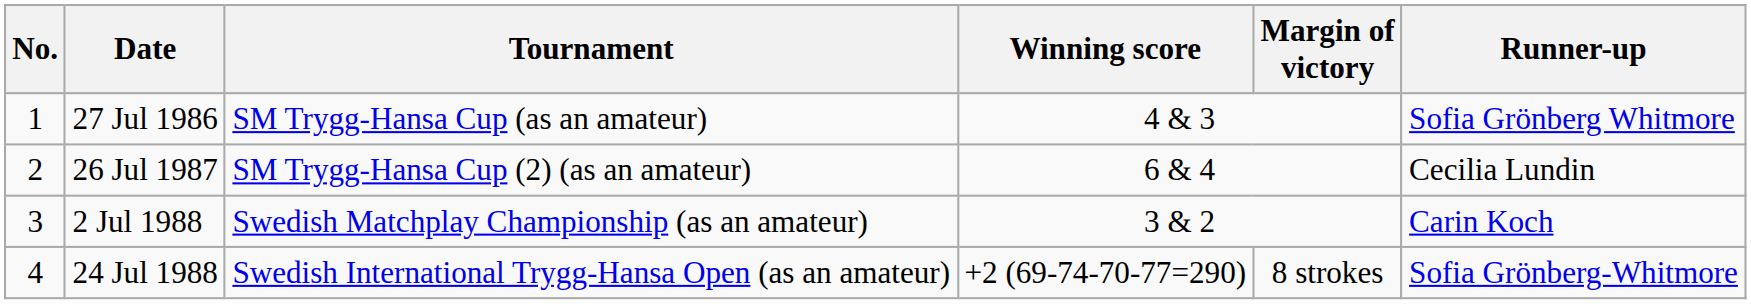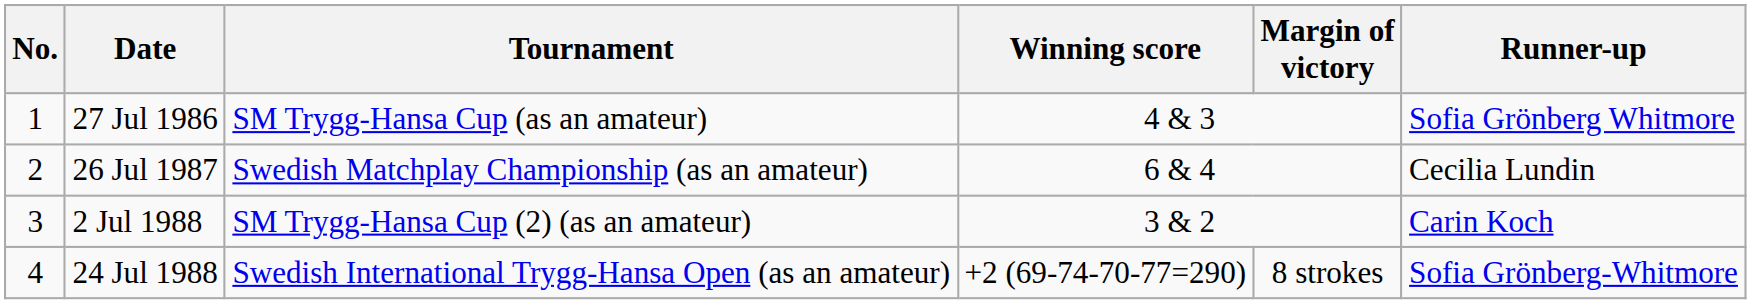(492, 170) SM Trygg-Hansa Cup (2) (as an amateur) -> (550, 170) Swedish Matchplay Championship (as an amateur)
(550, 221) Swedish Matchplay Championship (as an amateur) -> (492, 221) SM Trygg-Hansa Cup (2) (as an amateur)
